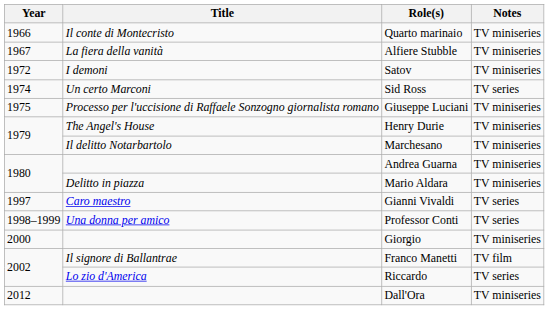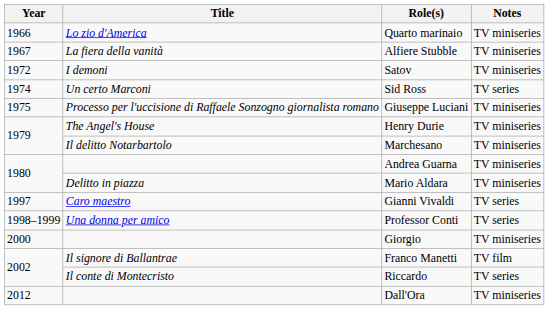(120, 32) Il conte di Montecristo -> (106, 32) Lo zio d'America
(106, 276) Lo zio d'America -> (120, 276) Il conte di Montecristo
